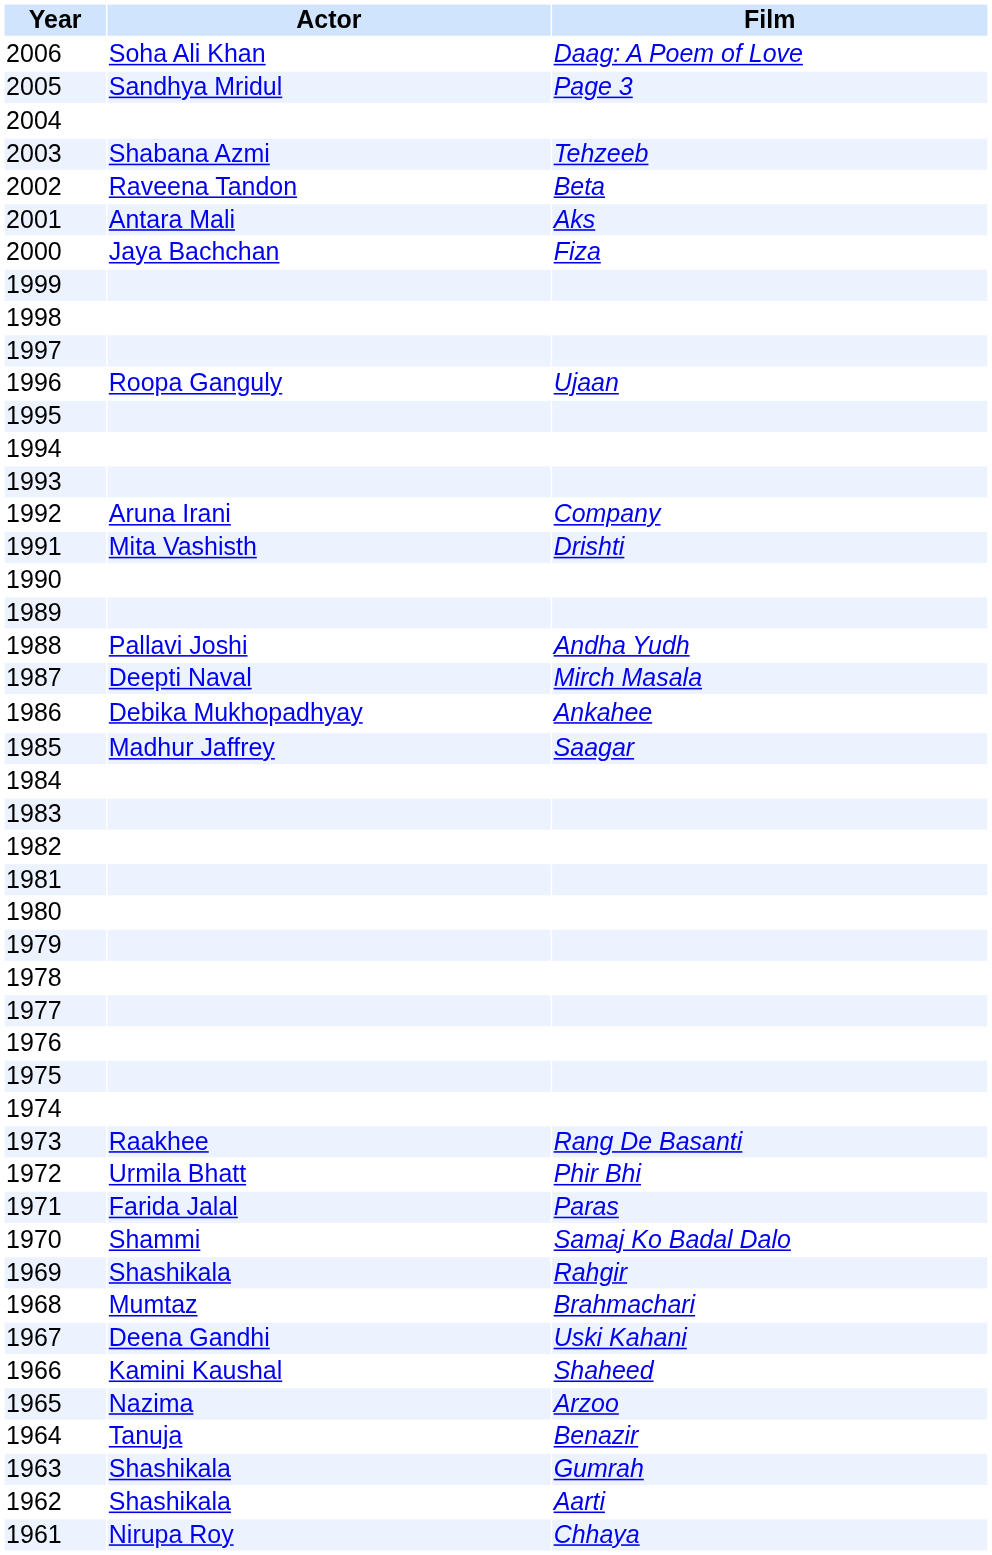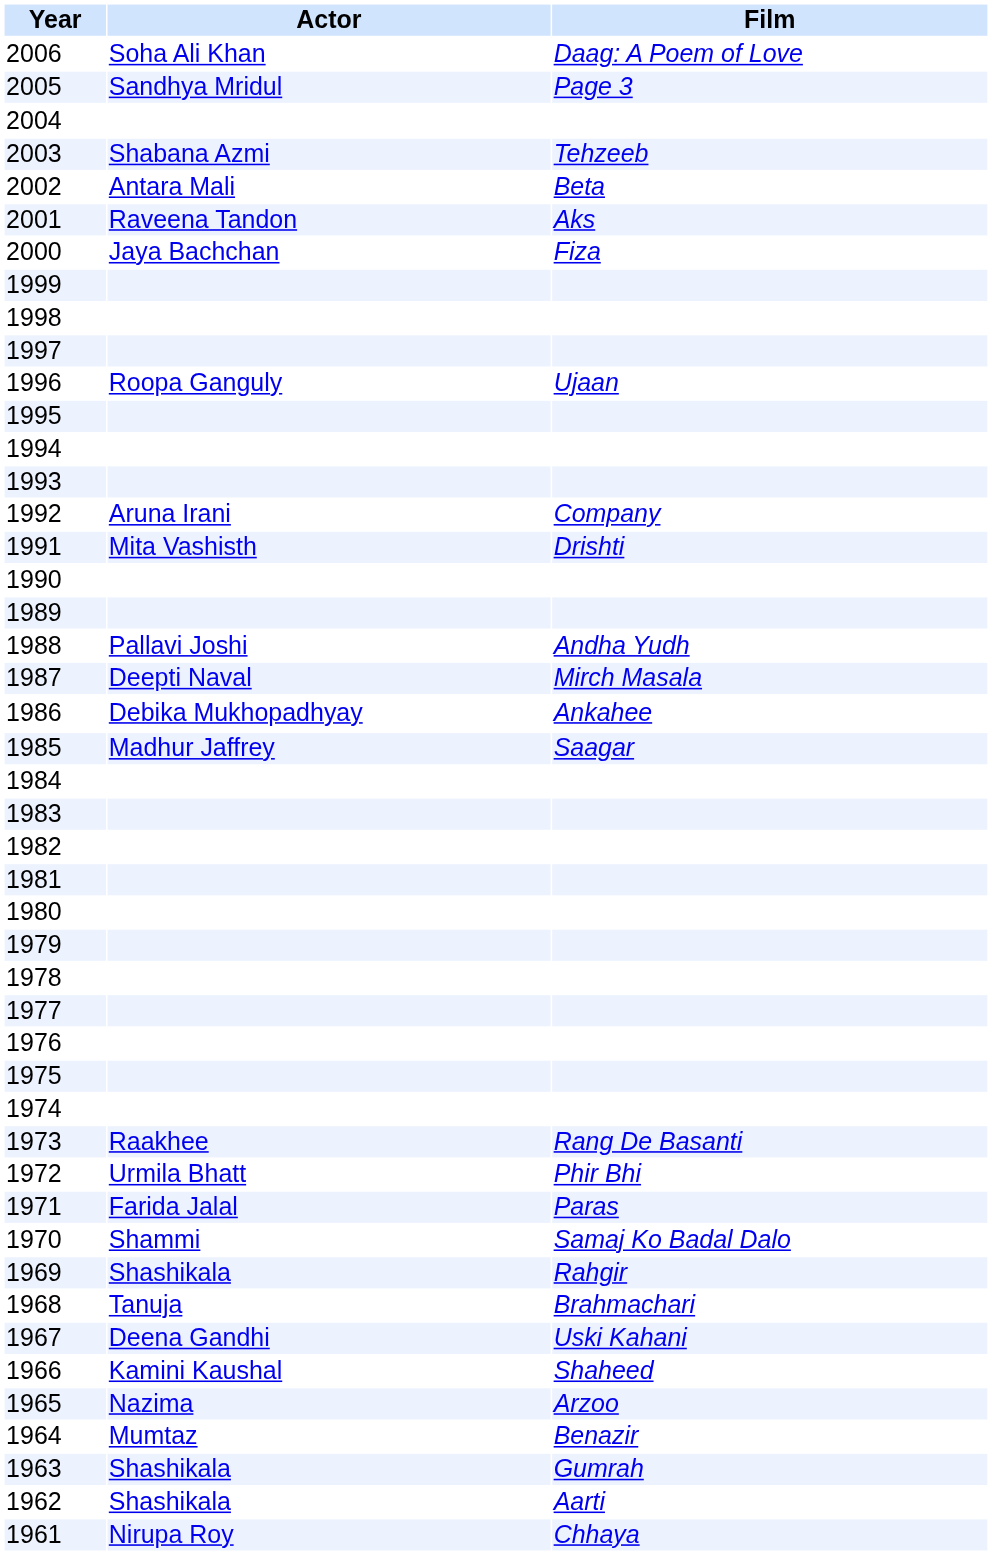(203, 186) Raveena Tandon -> (172, 186) Antara Mali
(172, 219) Antara Mali -> (203, 219) Raveena Tandon
(153, 1305) Mumtaz -> (146, 1305) Tanuja
(146, 1436) Tanuja -> (153, 1436) Mumtaz
